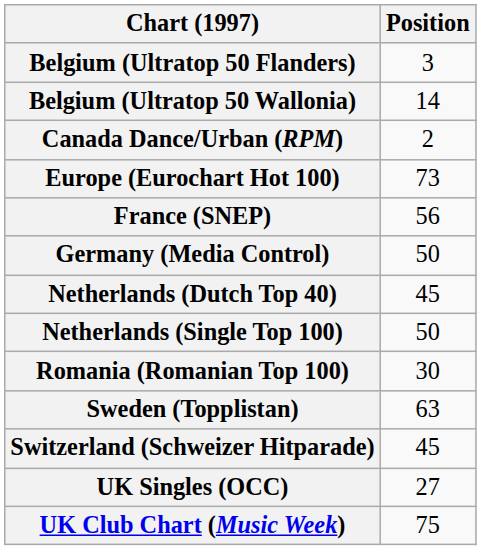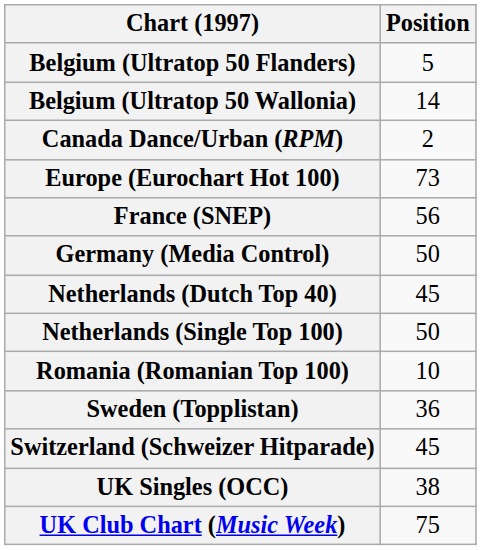(428, 62) 3 -> (428, 62) 5
(428, 370) 30 -> (428, 370) 10
(428, 409) 63 -> (428, 409) 36
(428, 486) 27 -> (428, 486) 38
